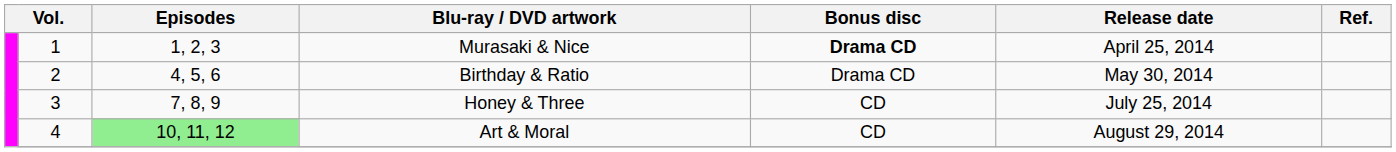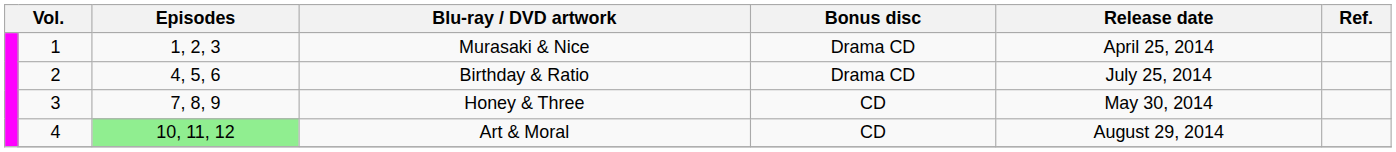(873, 47) bold -> (873, 47) normal
(1159, 75) May 30, 2014 -> (1159, 75) July 25, 2014
(1159, 103) July 25, 2014 -> (1159, 103) May 30, 2014
